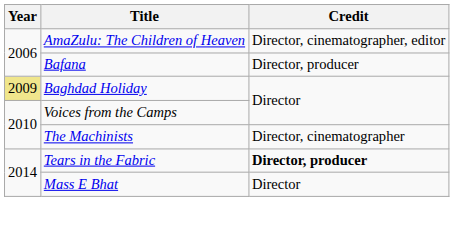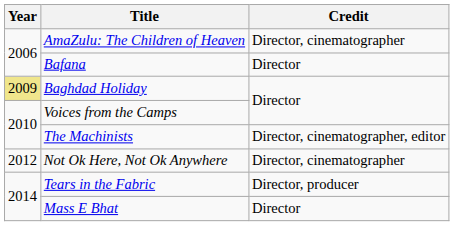(349, 40) Director, cinematographer, editor -> (328, 40) Director, cinematographer
(305, 64) Director, producer -> (276, 64) Director
(328, 136) Director, cinematographer -> (349, 136) Director, cinematographer, editor
+ row: (136, 160)
(310, 160) bold -> (305, 184) normal
